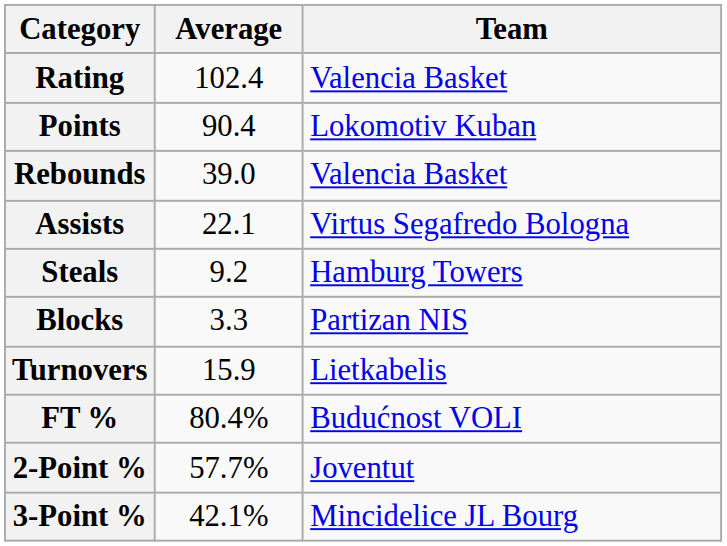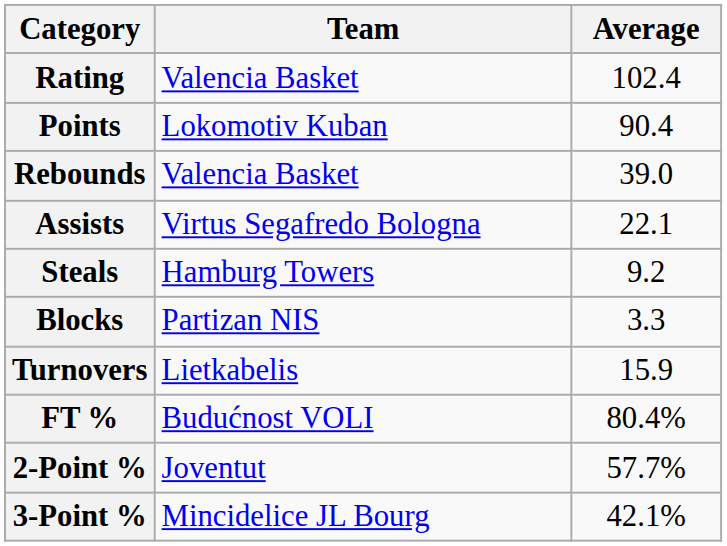columns swapped: (512, 28) <-> (229, 28)
